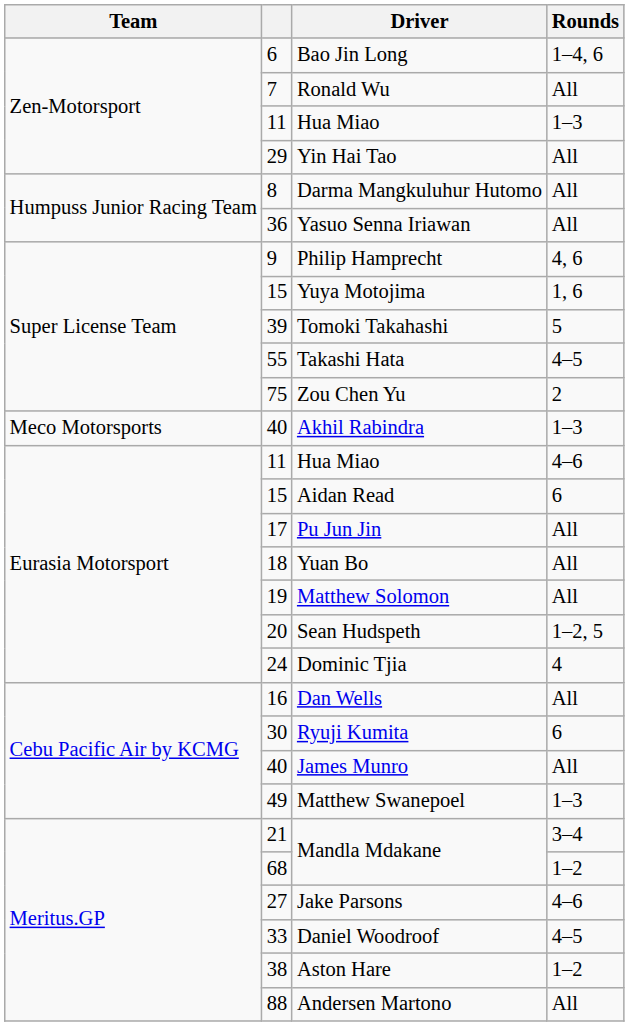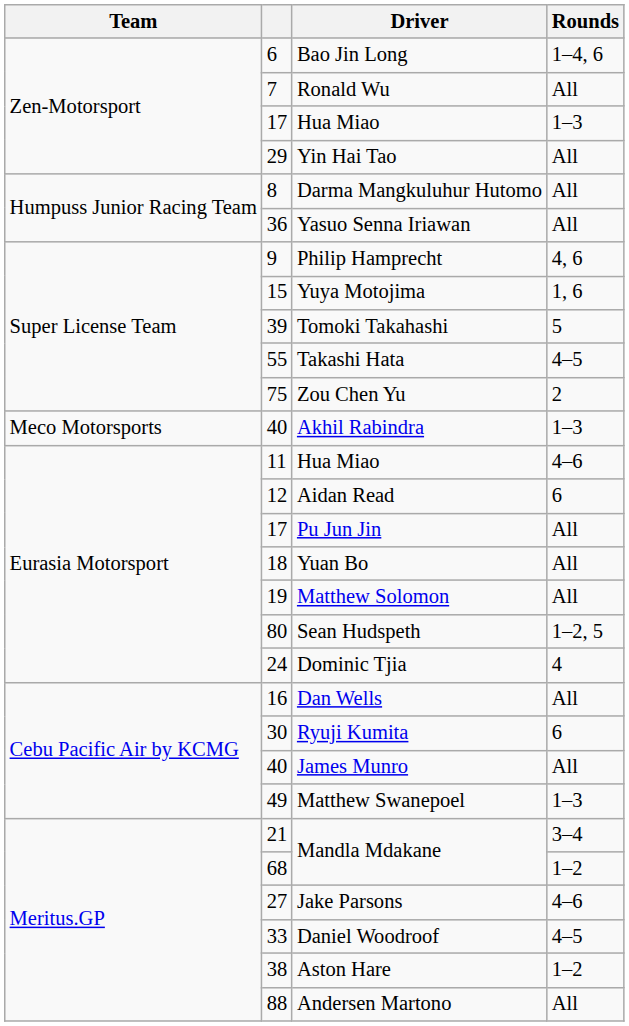(277, 122) 11 -> (277, 122) 17
(277, 495) 15 -> (277, 495) 12
(277, 630) 20 -> (277, 630) 80
